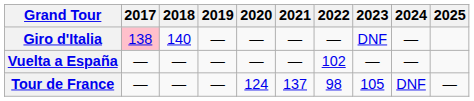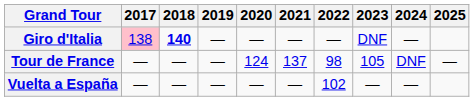(179, 38) normal -> (179, 38) bold
rows swapped: (63, 84) <-> (63, 61)
